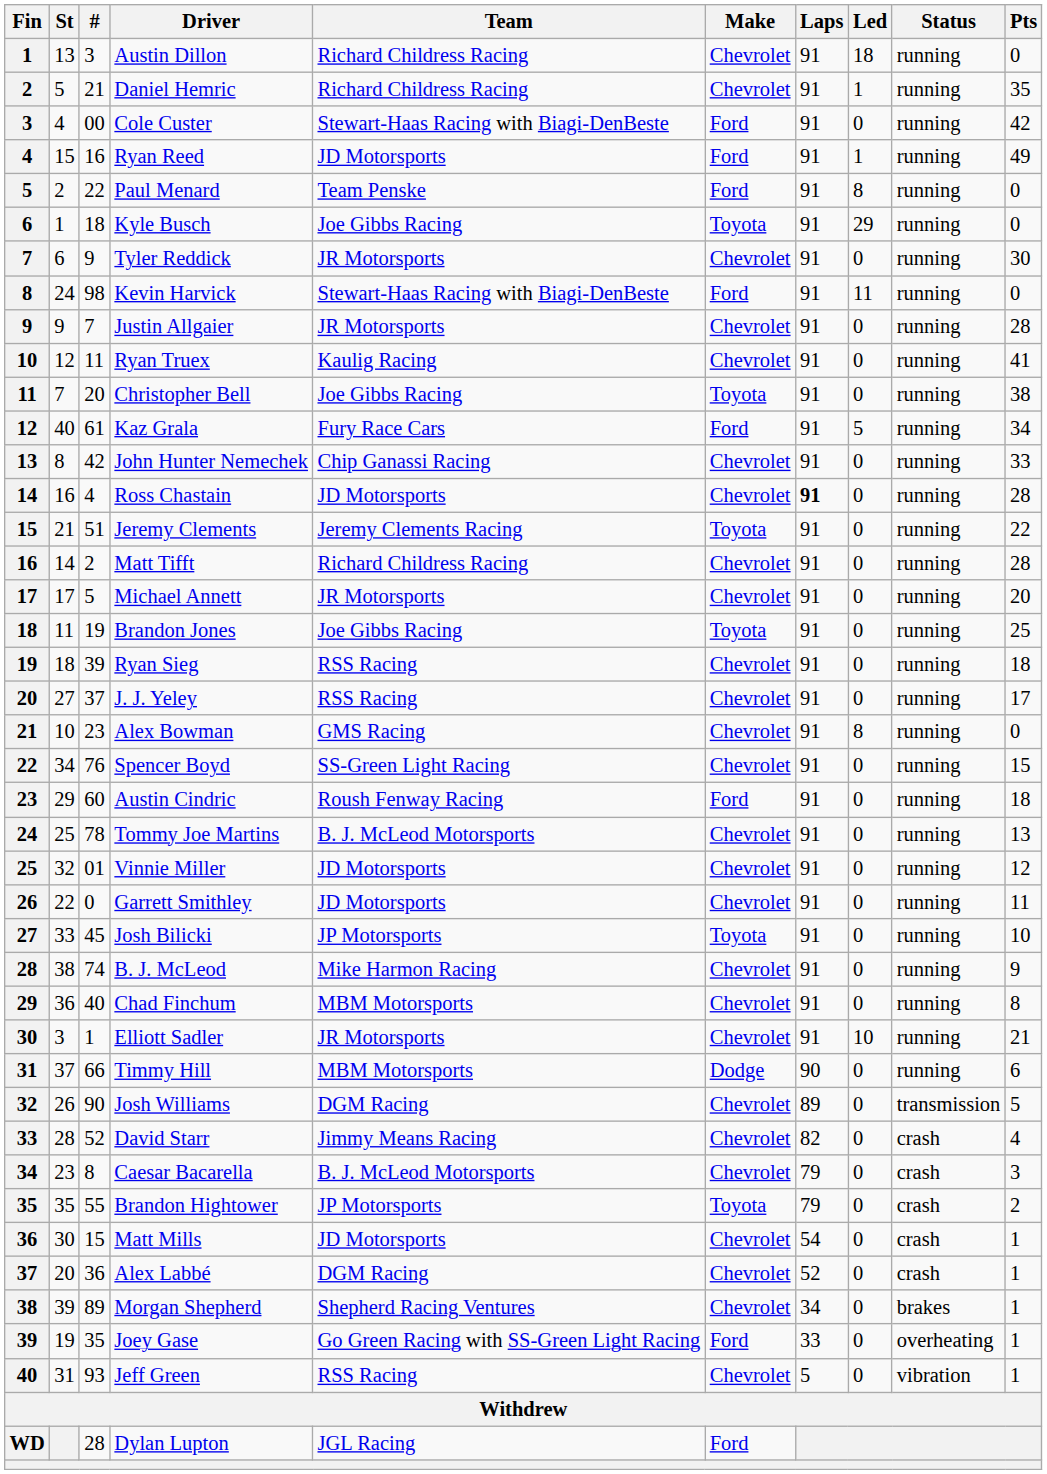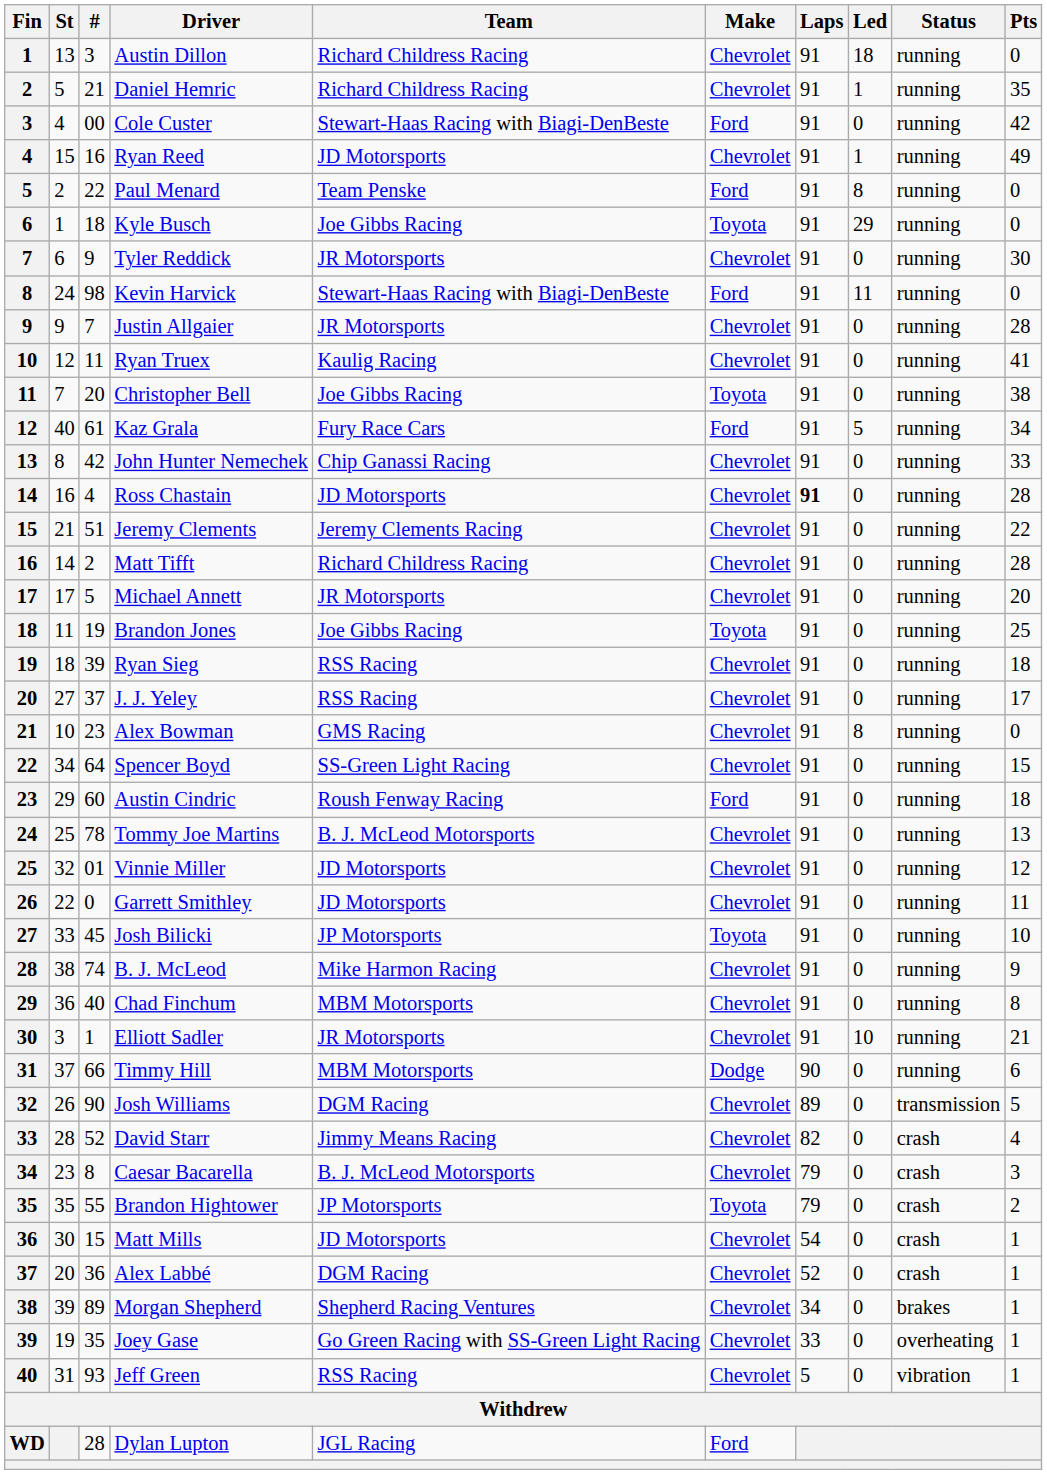(729, 156) Ford -> (750, 156) Chevrolet
(738, 529) Toyota -> (750, 529) Chevrolet
(95, 765) 76 -> (95, 765) 64
(729, 1341) Ford -> (750, 1341) Chevrolet
